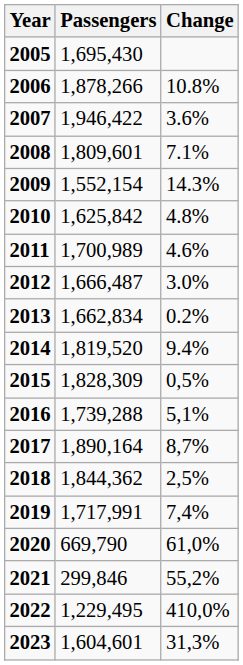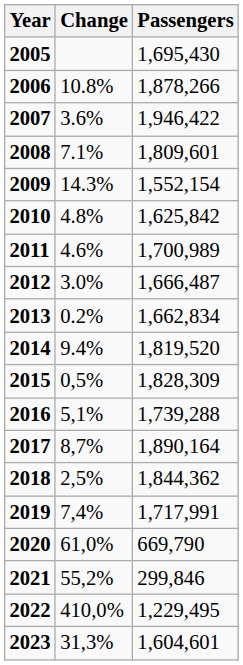columns swapped: (108, 20) <-> (200, 20)
